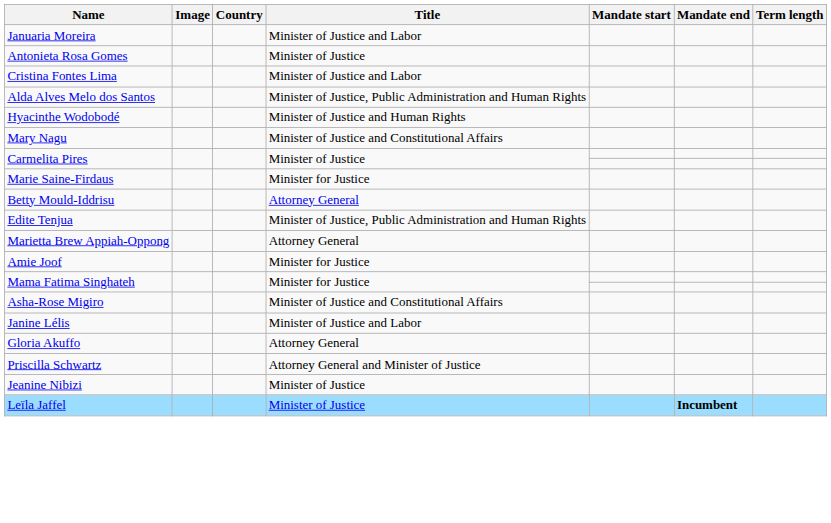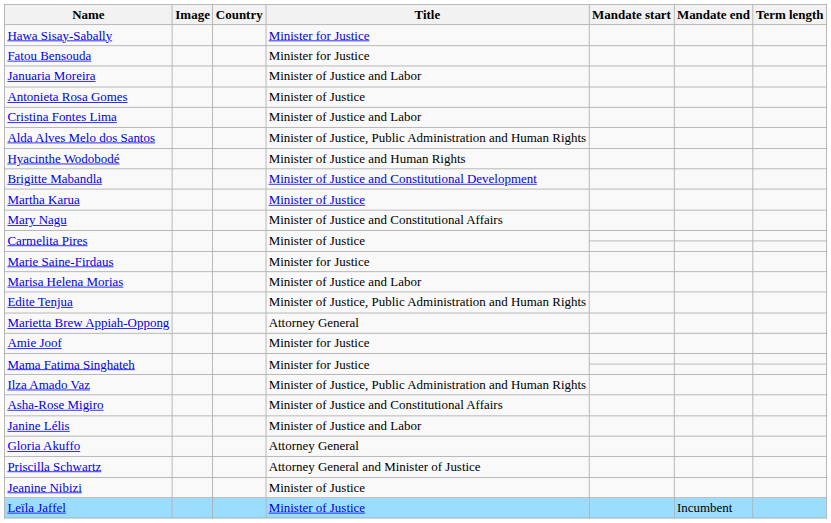+ row: (60, 35)
+ row: (49, 55)
+ row: (55, 179)
+ row: (44, 199)
+ row: (65, 281)
- row: (61, 199)
+ row: (49, 384)
(707, 405) bold -> (705, 508) normal
